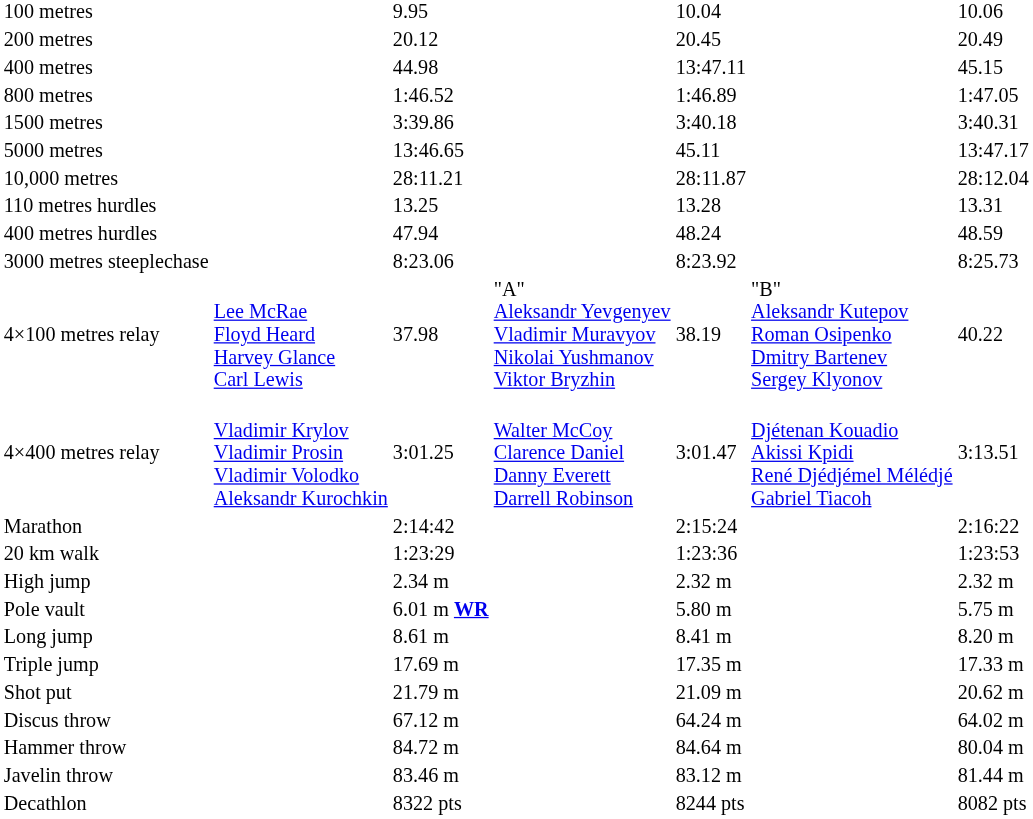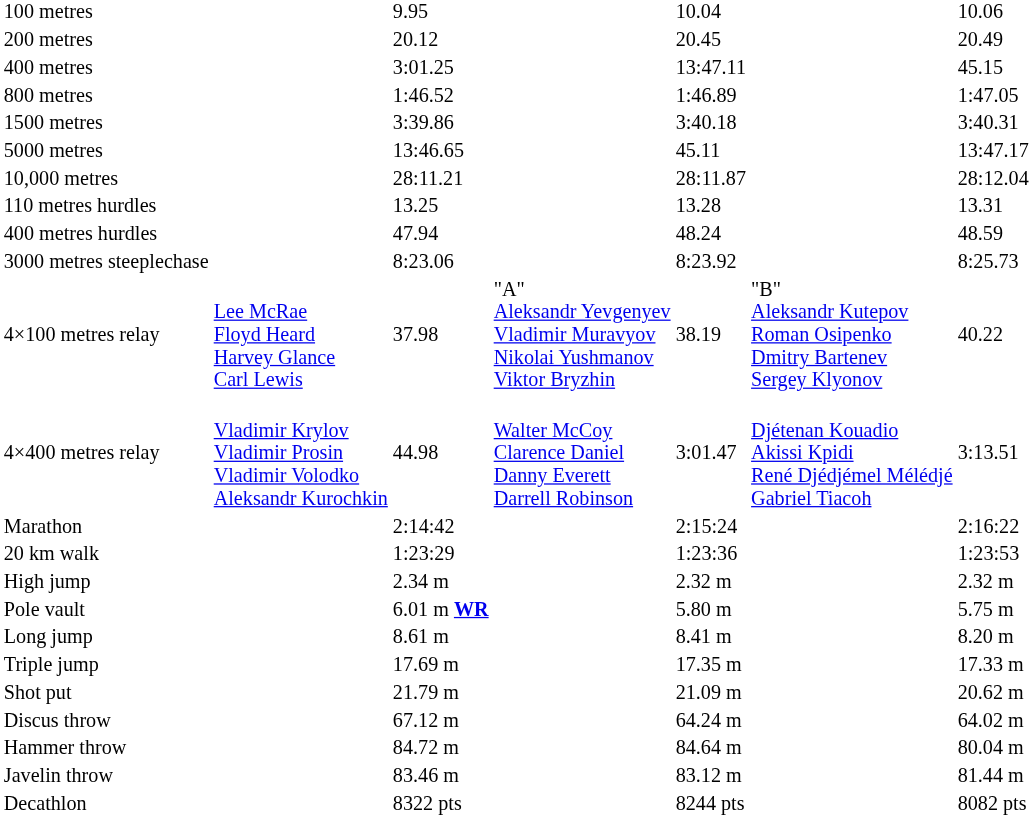(416, 67) 44.98 -> (423, 67) 3:01.25
(423, 452) 3:01.25 -> (416, 452) 44.98
